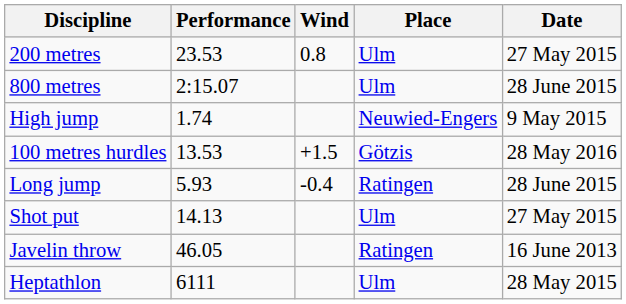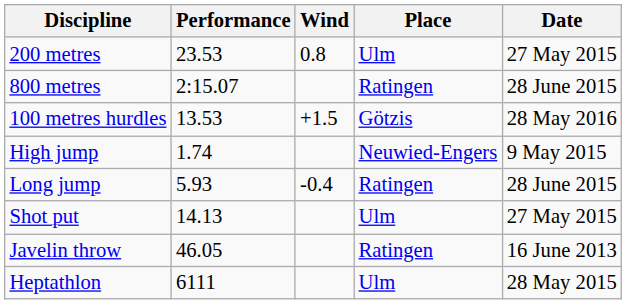(377, 86) Ulm -> (396, 86) Ratingen
rows swapped: (88, 151) <-> (54, 119)
